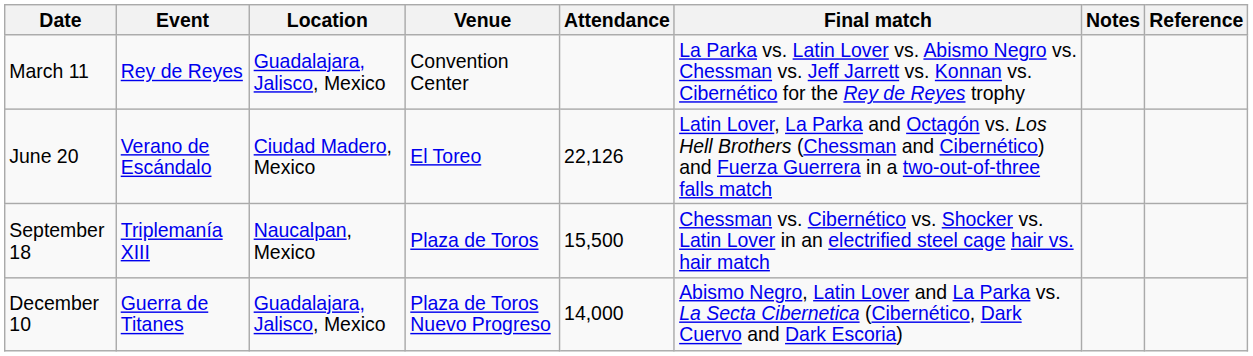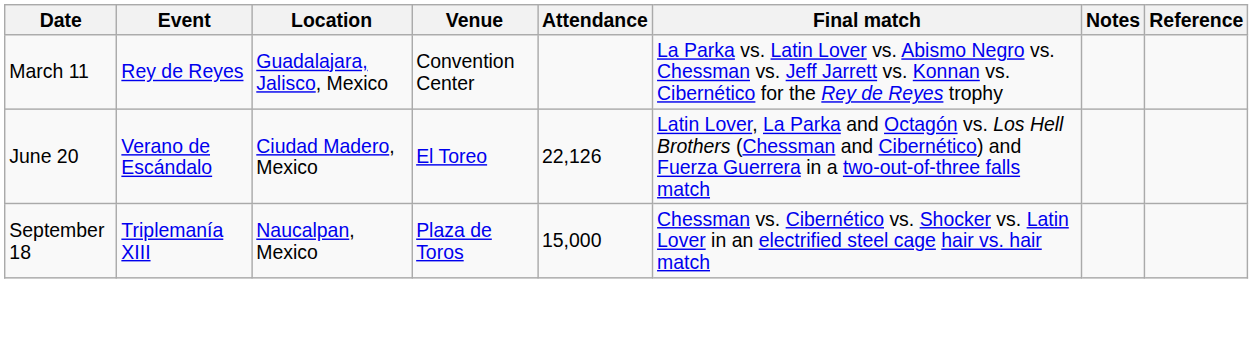(594, 240) 15,500 -> (572, 240) 15,000
- row: (54, 314)
